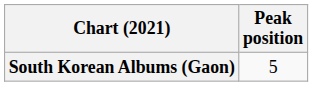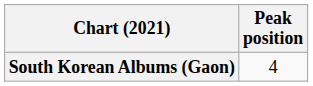(273, 66) 5 -> (273, 66) 4
